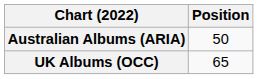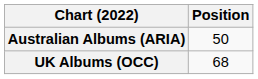(221, 62) 65 -> (221, 62) 68
